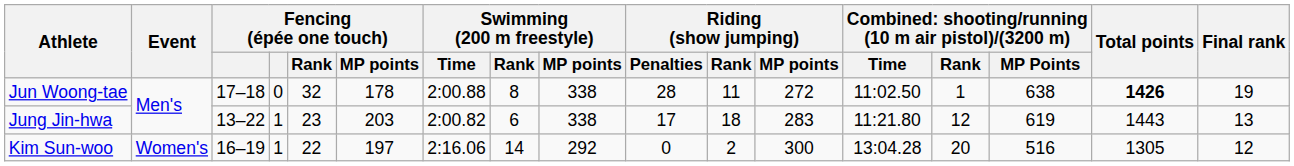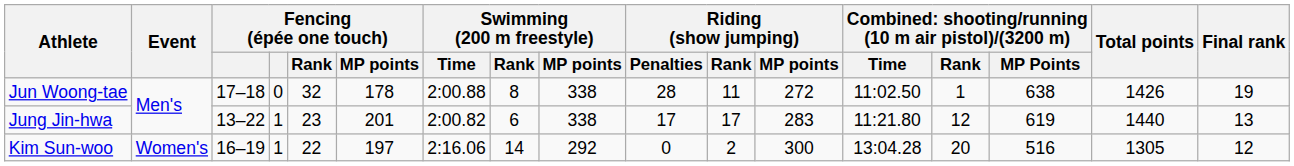(1145, 92) bold -> (1145, 92) normal
(379, 120) 203 -> (379, 120) 201
(731, 120) 18 -> (731, 120) 17
(1145, 120) 1443 -> (1145, 120) 1440
